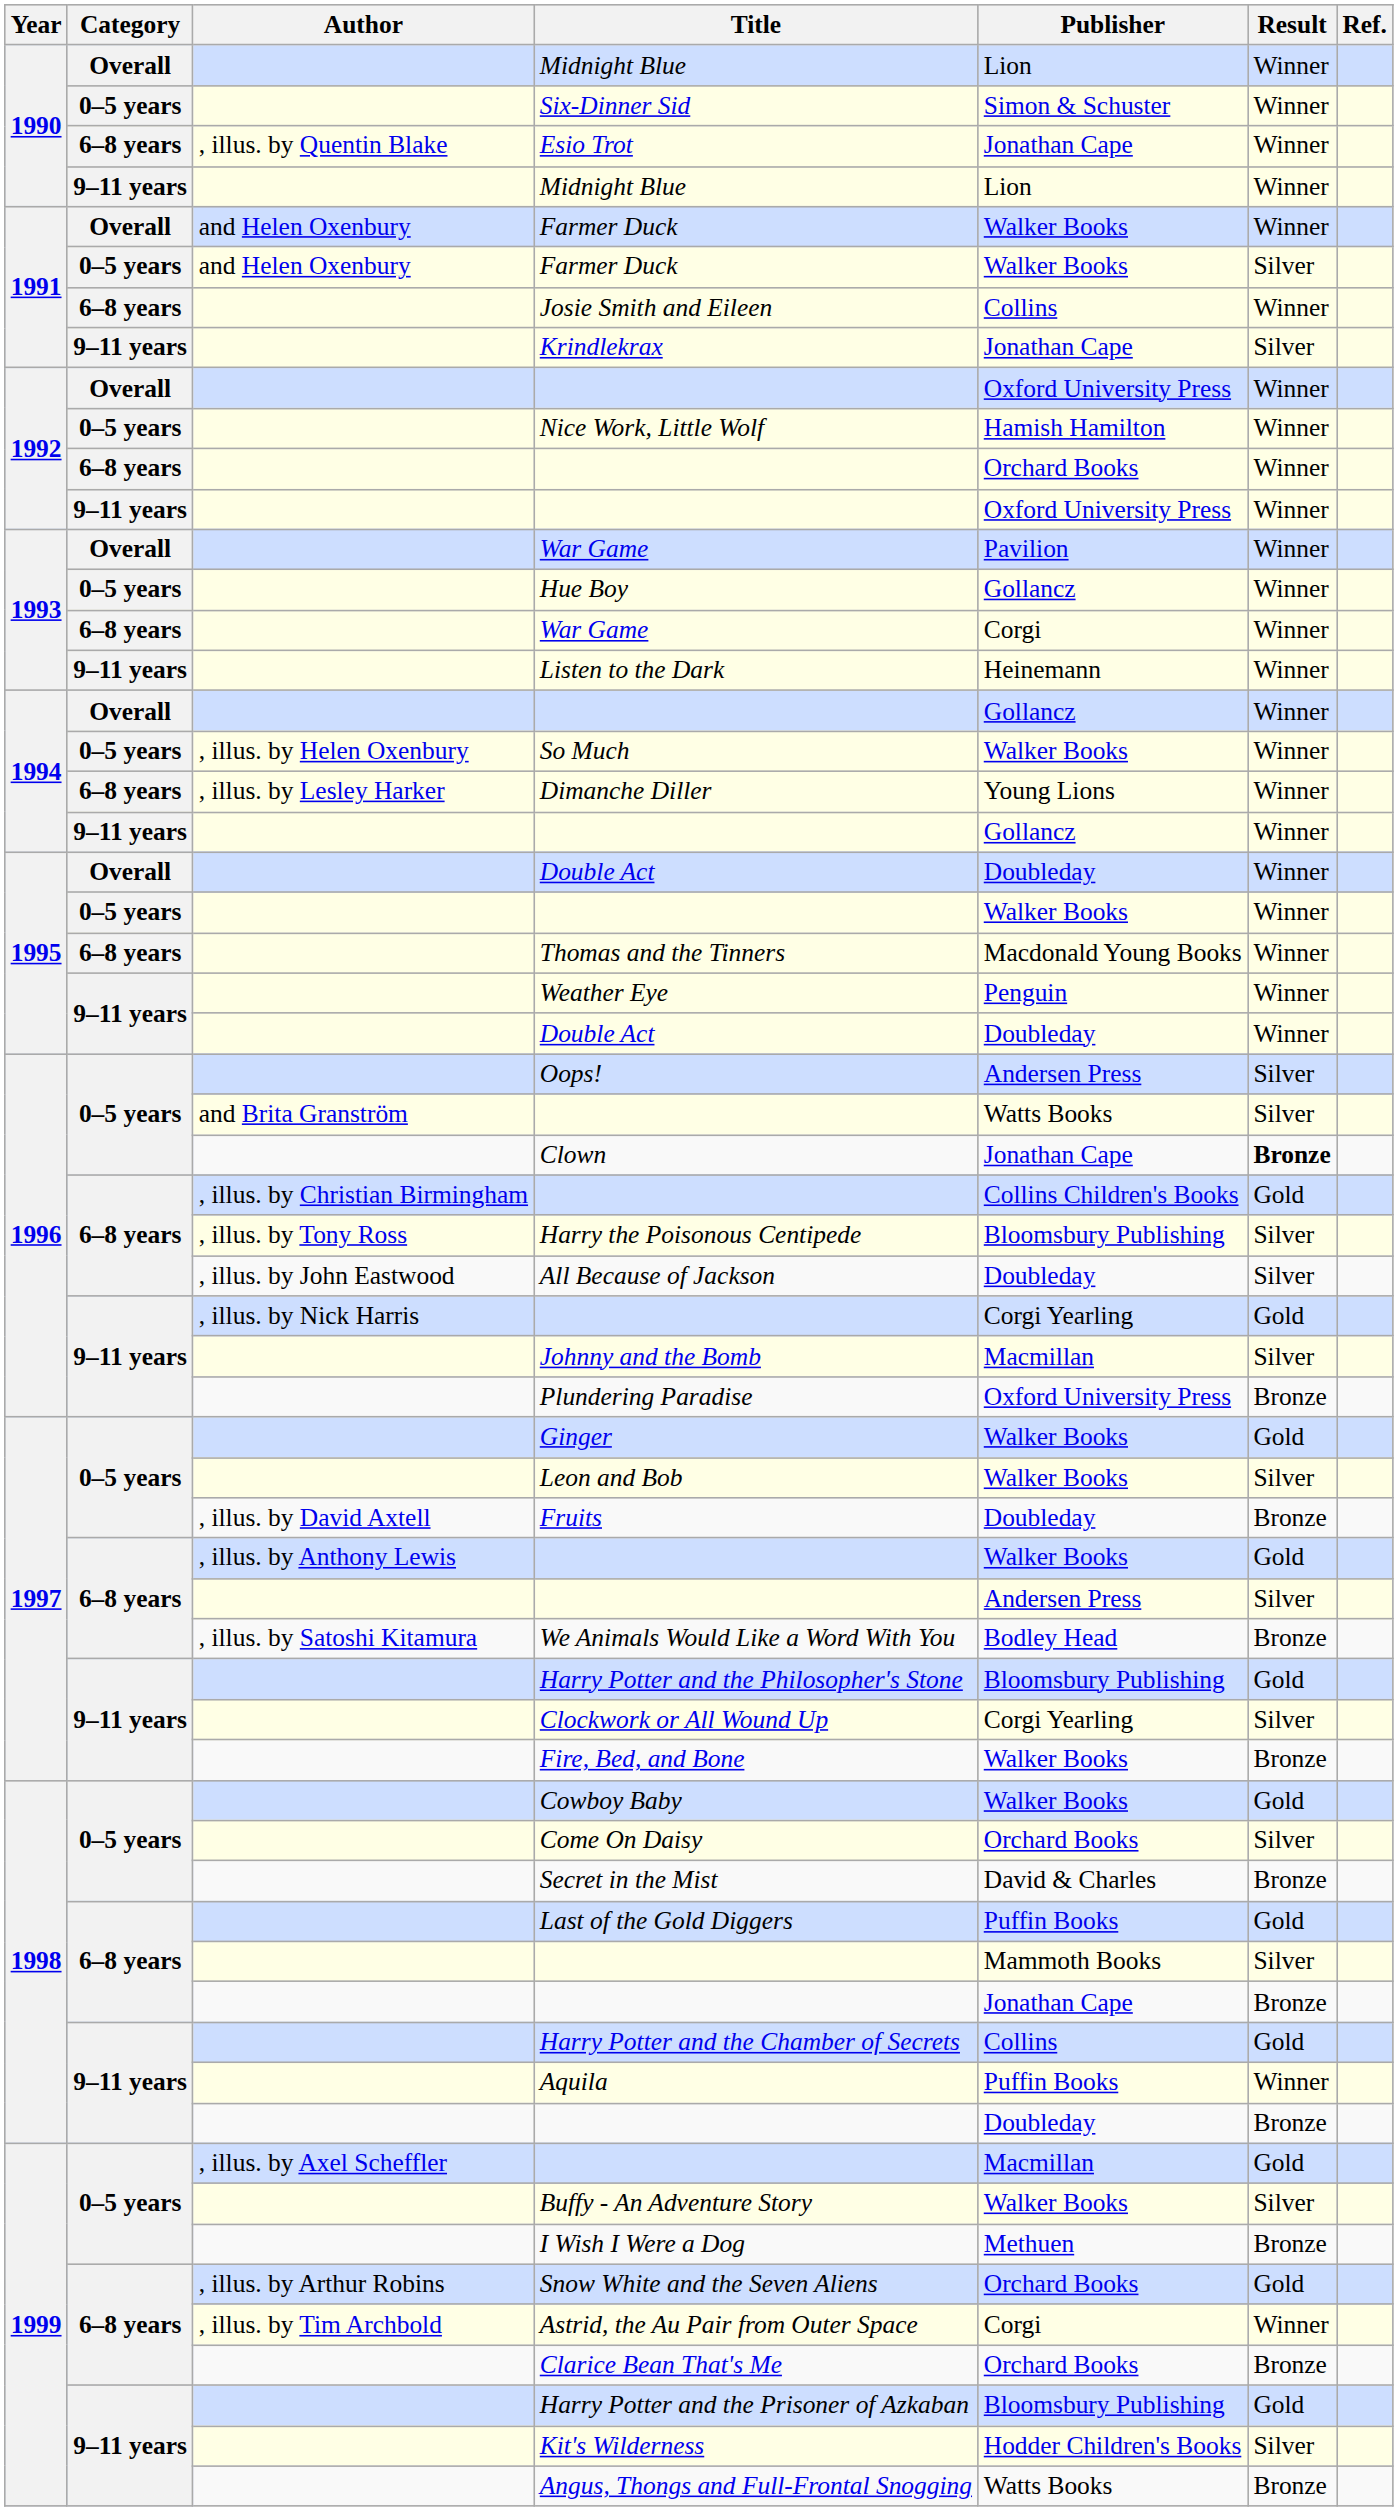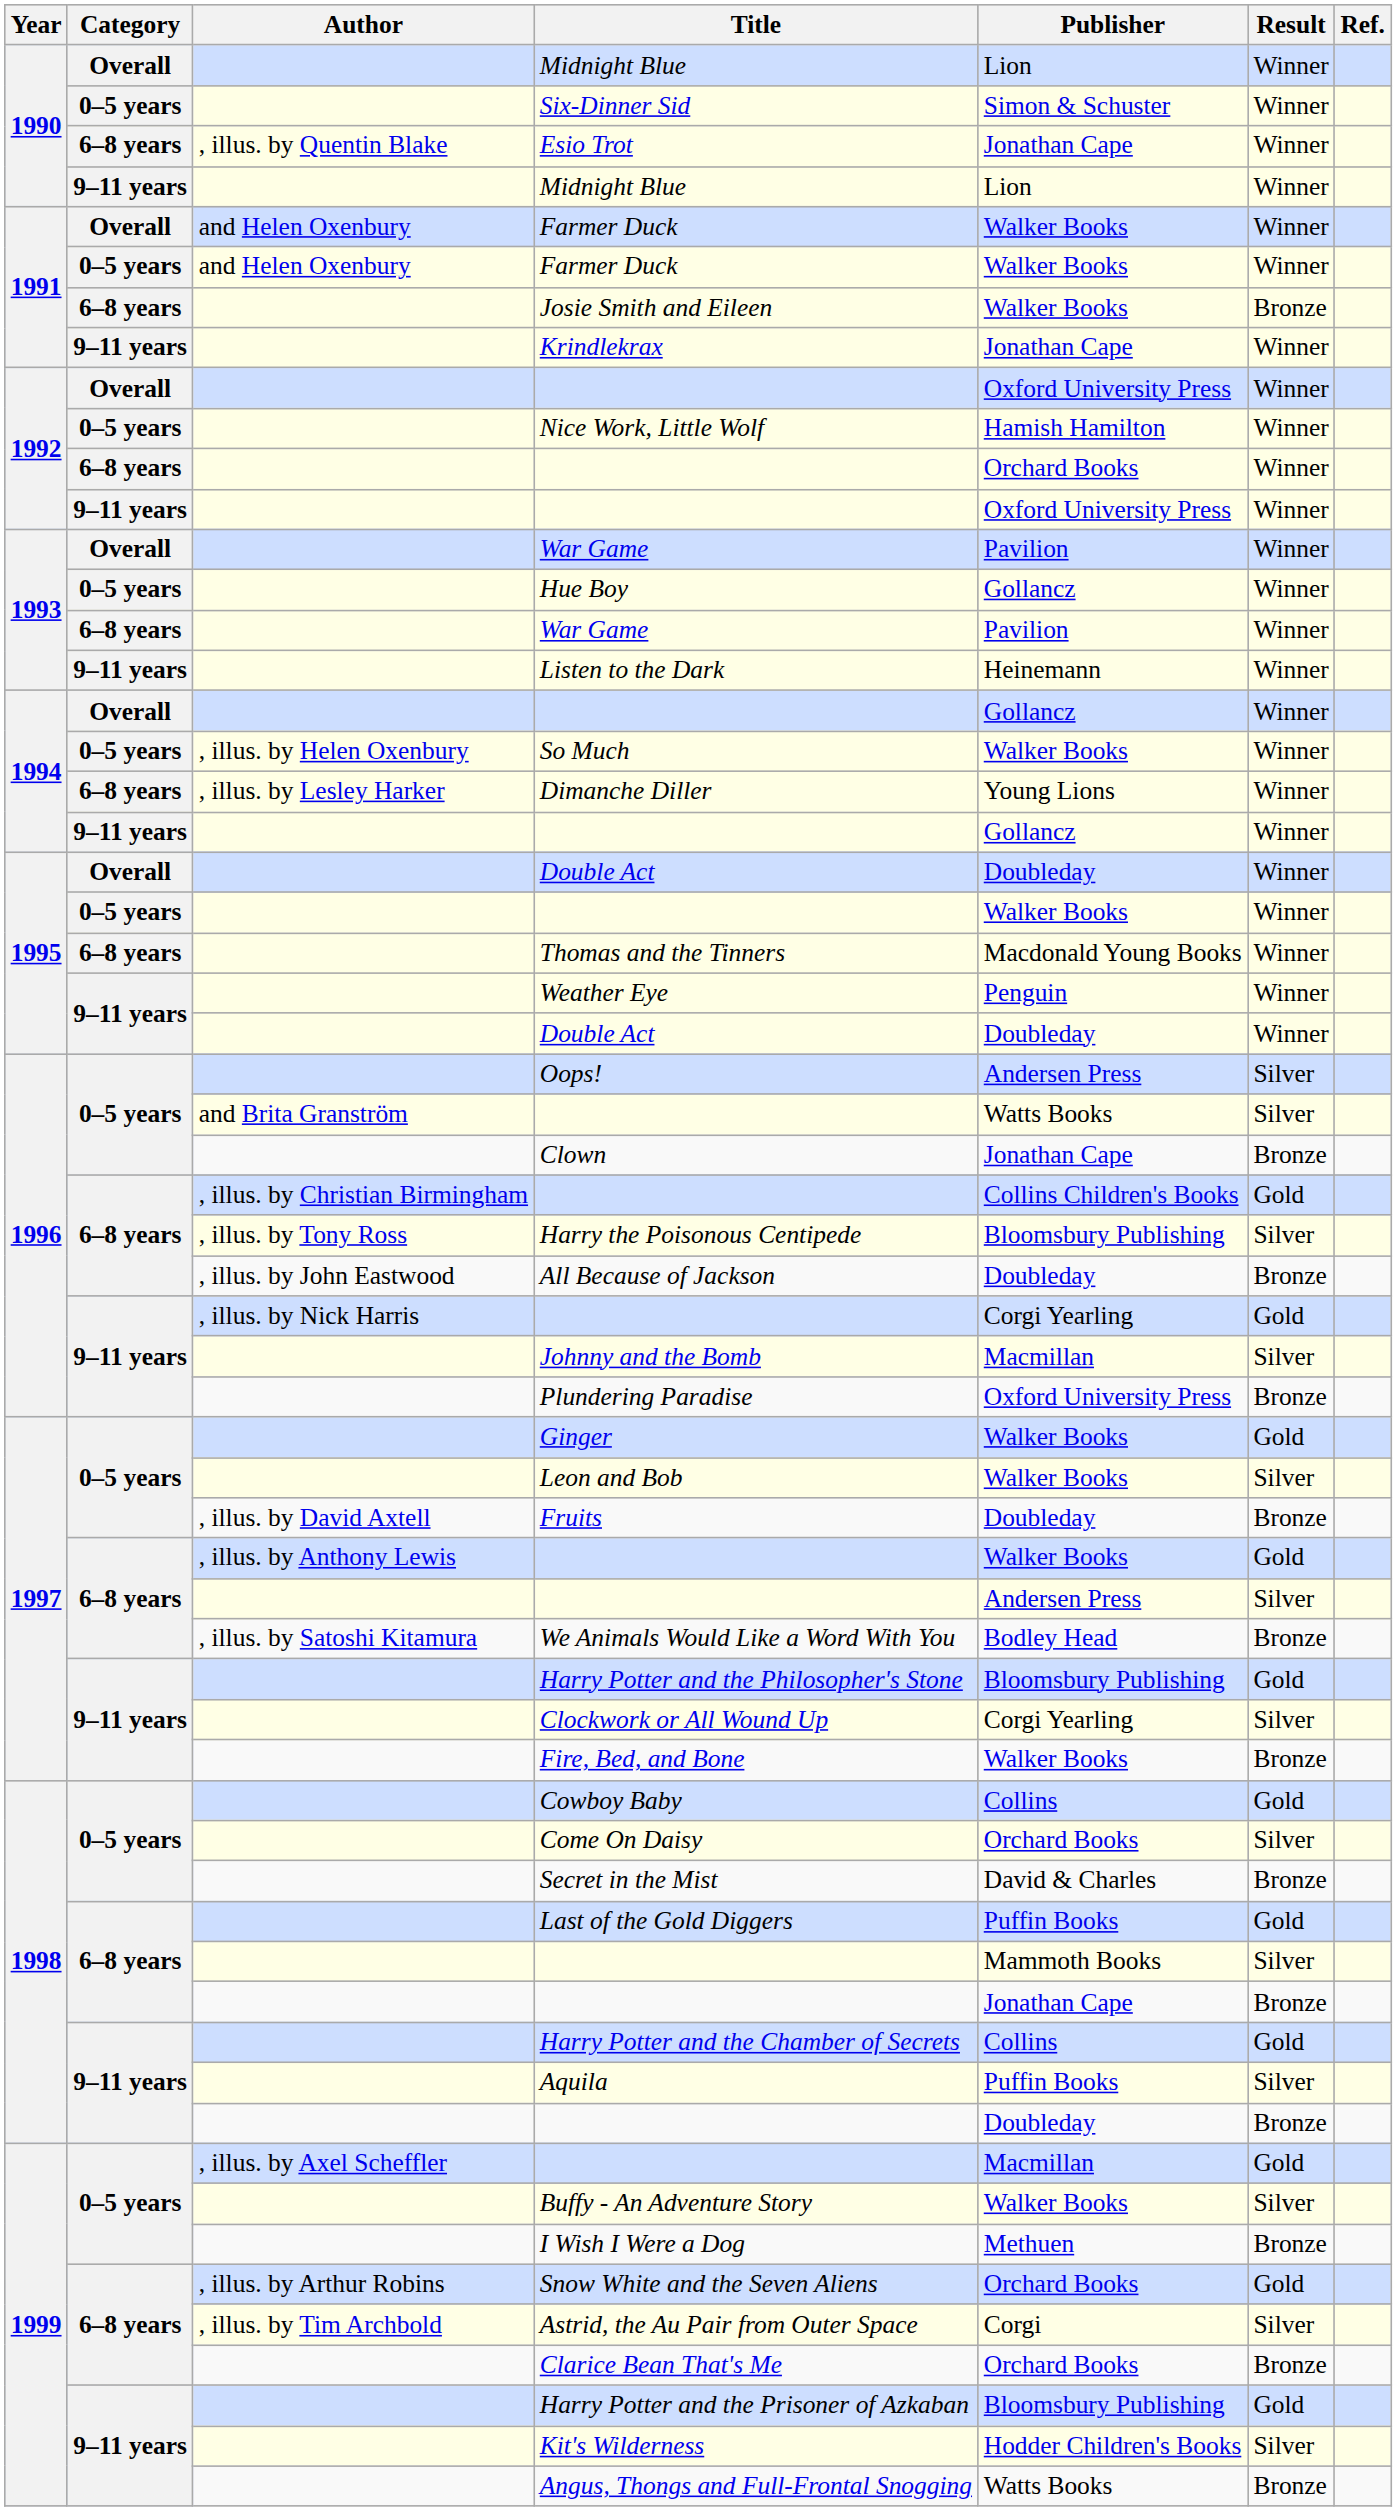(1284, 266) Silver -> (1291, 266) Winner
(1021, 307) Collins -> (1056, 307) Walker Books
(1291, 307) Winner -> (1290, 307) Bronze
(1284, 347) Silver -> (1291, 347) Winner
(1013, 629) Corgi -> (1026, 629) Pavilion
(1292, 1154) bold -> (1290, 1154) normal
(1284, 1275) Silver -> (1290, 1275) Bronze
(1056, 1799) Walker Books -> (1021, 1799) Collins
(1291, 2082) Winner -> (1284, 2082) Silver
(1291, 2324) Winner -> (1284, 2324) Silver
